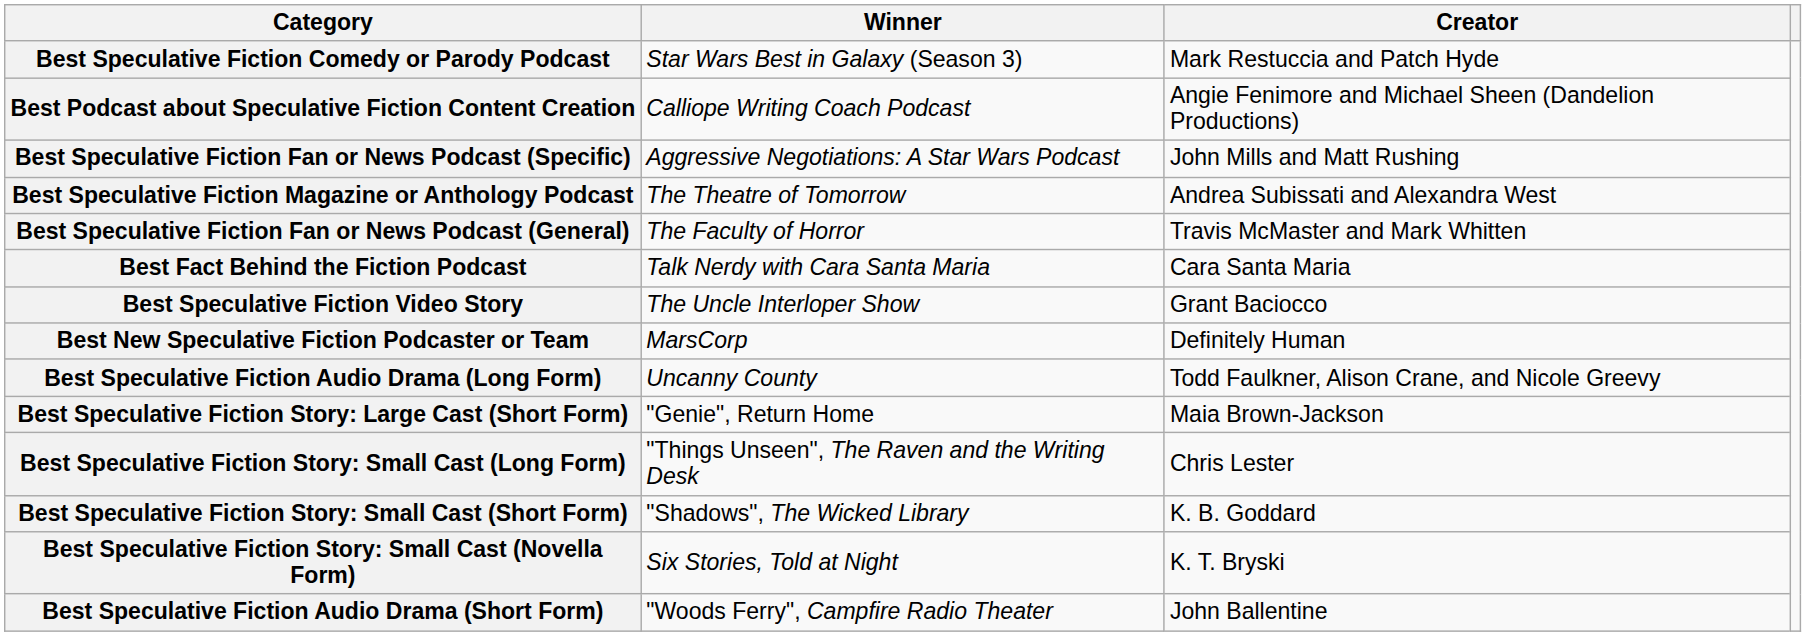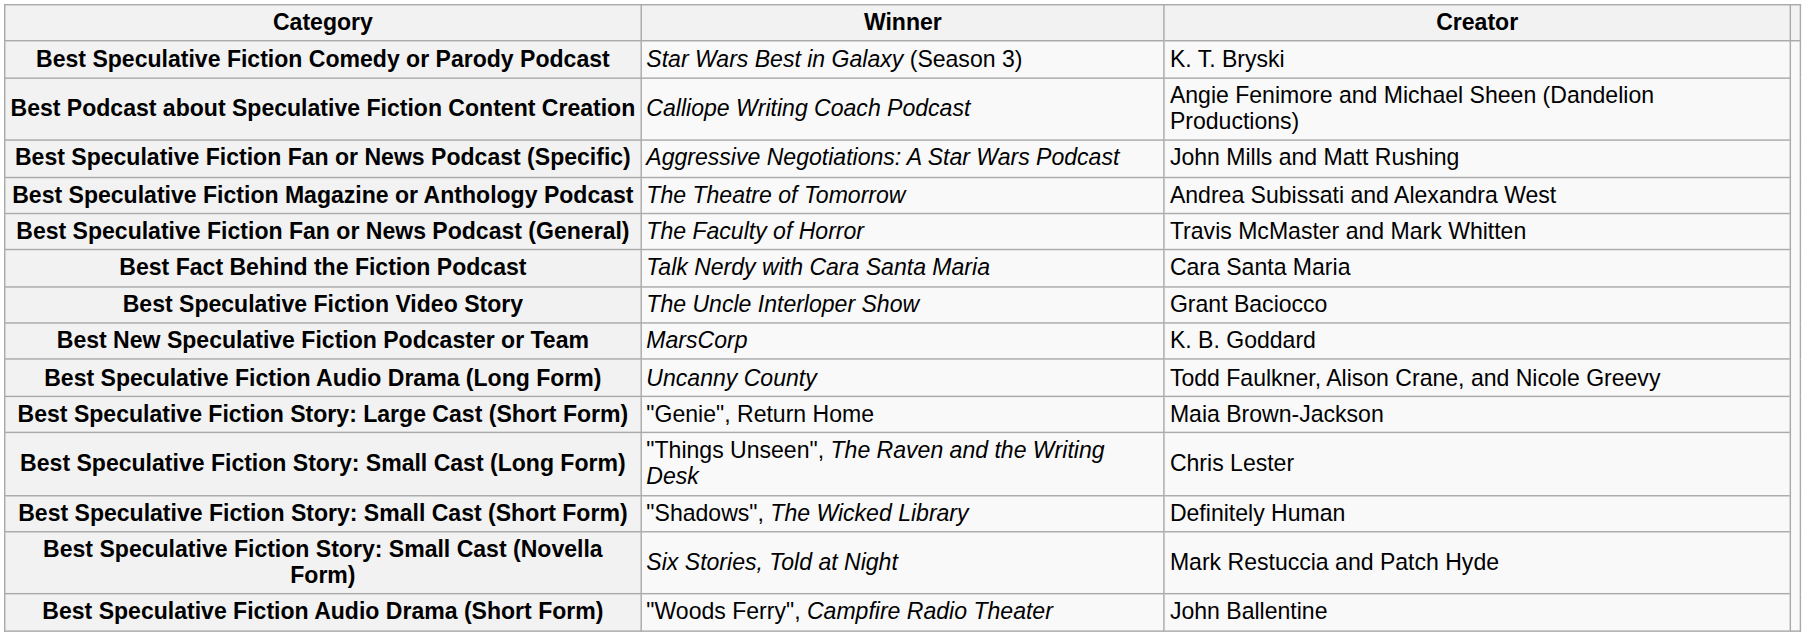(1334, 59) Mark Restuccia and Patch Hyde -> (1227, 59) K. T. Bryski
(1258, 341) Definitely Human -> (1243, 341) K. B. Goddard
(1243, 513) K. B. Goddard -> (1258, 513) Definitely Human
(1227, 562) K. T. Bryski -> (1334, 562) Mark Restuccia and Patch Hyde
